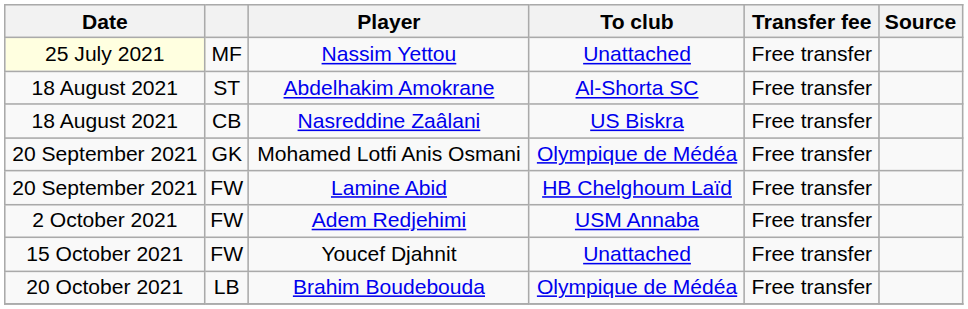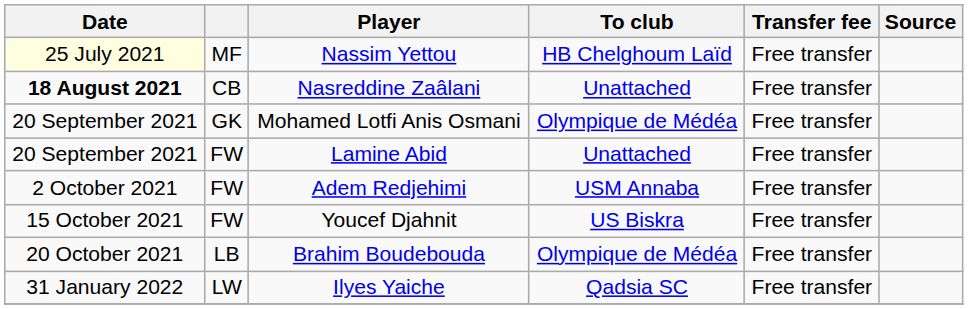(637, 54) Unattached -> (637, 54) HB Chelghoum Laïd
- row: (389, 87)
(105, 121) normal -> (105, 87) bold
(637, 121) US Biskra -> (637, 87) Unattached
(637, 187) HB Chelghoum Laïd -> (637, 154) Unattached
(637, 254) Unattached -> (637, 220) US Biskra
+ row: (389, 287)
